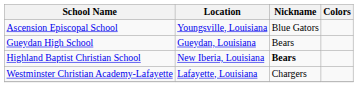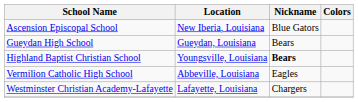(222, 27) Youngsville, Louisiana -> (221, 27) New Iberia, Louisiana
(221, 58) New Iberia, Louisiana -> (222, 58) Youngsville, Louisiana
+ row: (70, 74)
